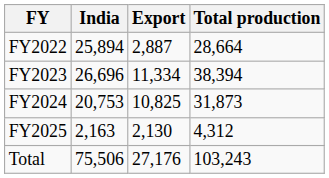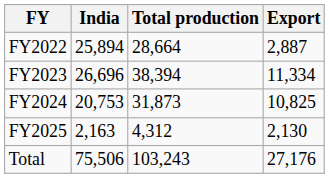columns swapped: (159, 18) <-> (257, 18)
